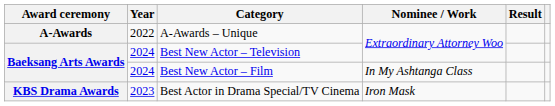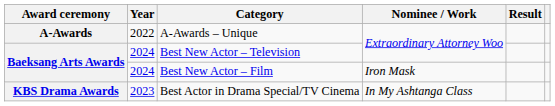(419, 71) In My Ashtanga Class -> (390, 71) Iron Mask
(390, 91) Iron Mask -> (419, 91) In My Ashtanga Class
